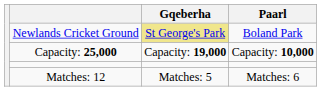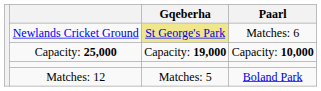(273, 33) Boland Park -> (273, 33) Matches: 6
(273, 76) Matches: 6 -> (273, 76) Boland Park
